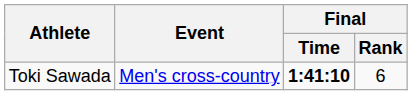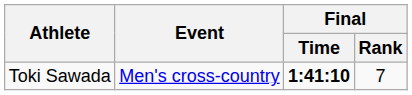(381, 76) 6 -> (381, 76) 7
